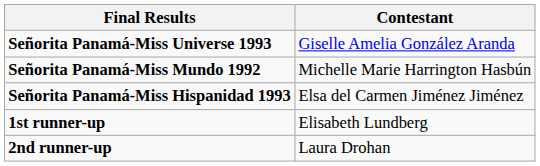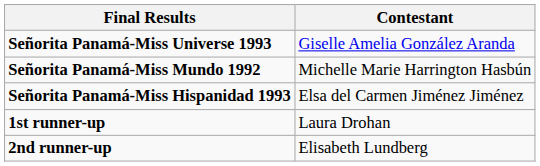(363, 122) Elisabeth Lundberg -> (344, 122) Laura Drohan
(344, 148) Laura Drohan -> (363, 148) Elisabeth Lundberg
